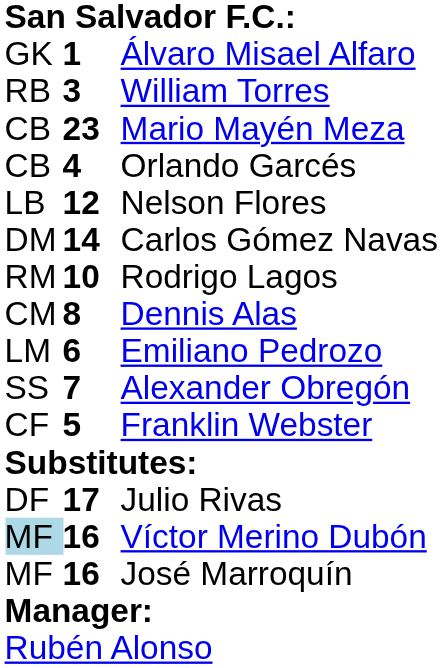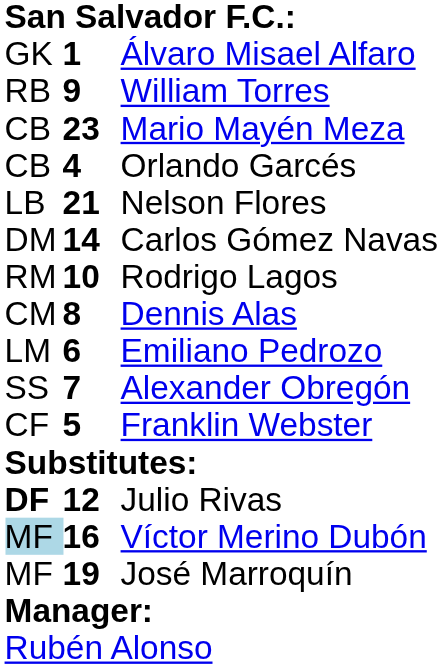(72, 91) 3 -> (72, 91) 9
(81, 202) 12 -> (81, 202) 21
(27, 499) normal -> (27, 499) bold
(81, 499) 17 -> (81, 499) 12
(81, 573) 16 -> (81, 573) 19
